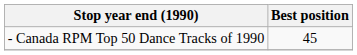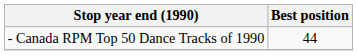(310, 38) 45 -> (310, 38) 44
